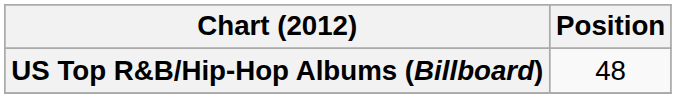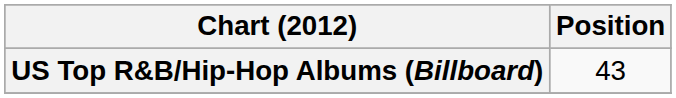(611, 70) 48 -> (611, 70) 43
